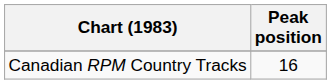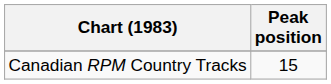(288, 65) 16 -> (288, 65) 15
